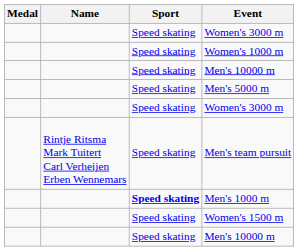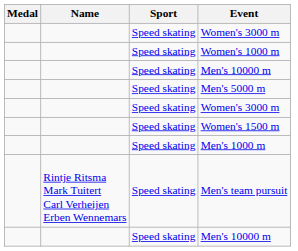rows swapped: (85, 160) <-> (85, 218)
(165, 199) bold -> (164, 145) normal
